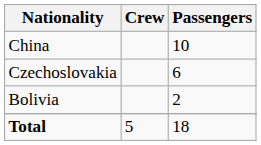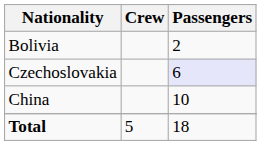rows swapped: (29, 45) <-> (34, 99)
(177, 72) no background -> (177, 72) lavender background
